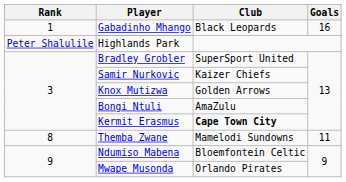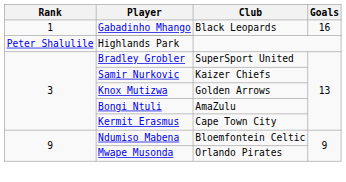(236, 122) bold -> (236, 122) normal
- row: (133, 138)
